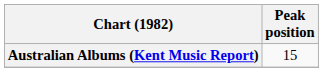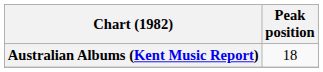(290, 55) 15 -> (290, 55) 18
